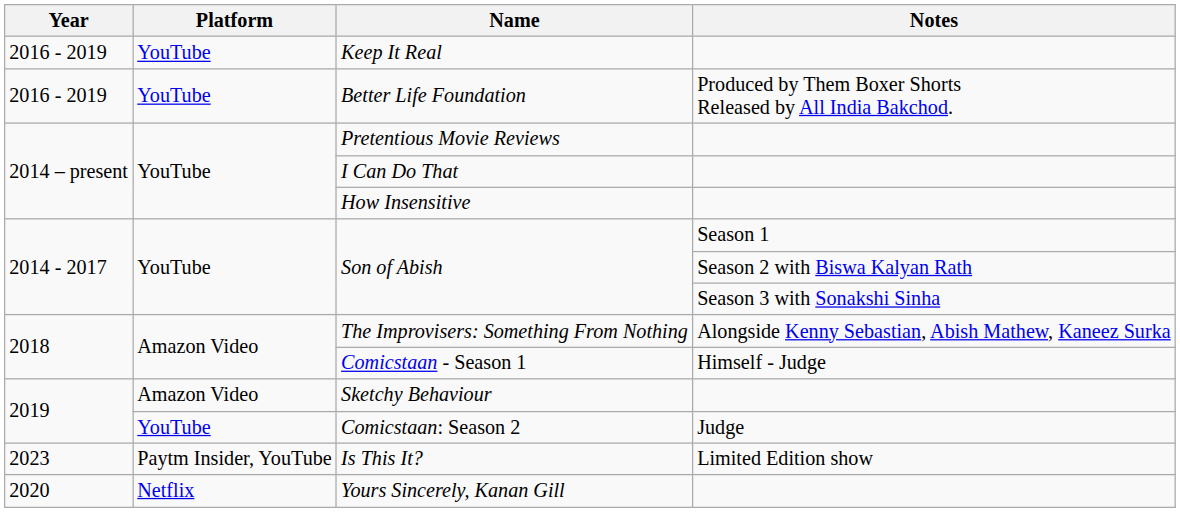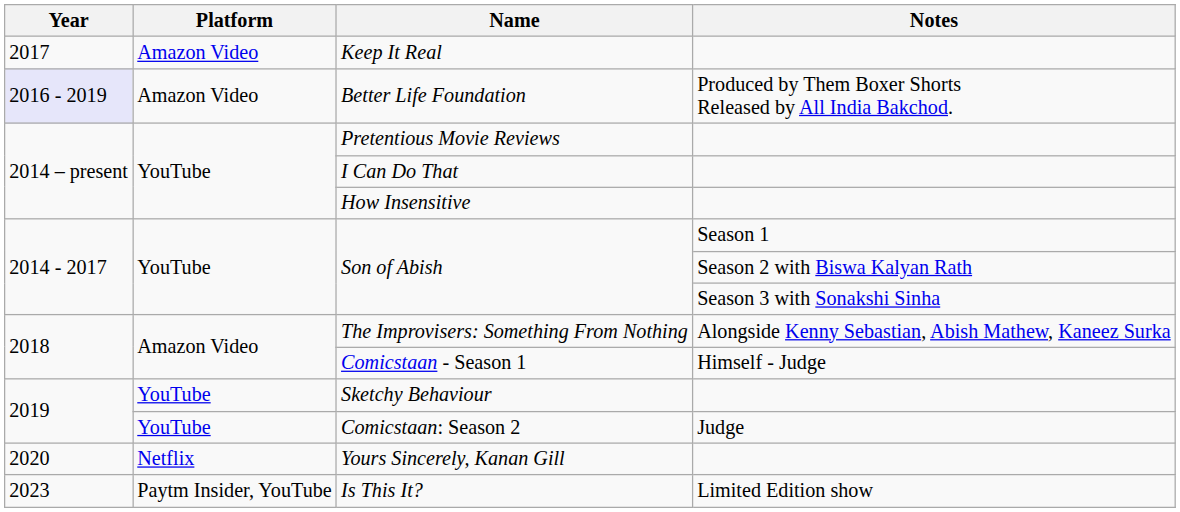(58, 52) 2016 - 2019 -> (29, 52) 2017
(174, 52) YouTube -> (198, 52) Amazon Video
(58, 95) no background -> (58, 95) lavender background
(174, 95) YouTube -> (198, 95) Amazon Video
(198, 394) Amazon Video -> (174, 394) YouTube
rows swapped: (453, 490) <-> (382, 458)
